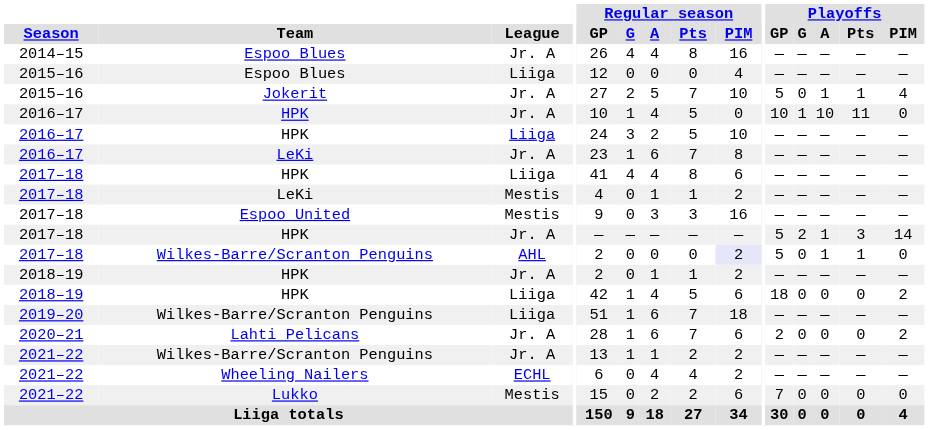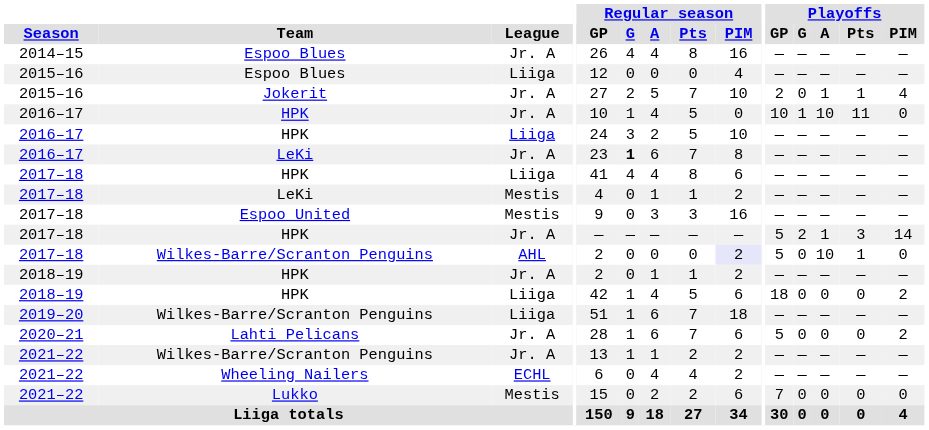(779, 94) 5 -> (779, 94) 2
(630, 154) normal -> (630, 154) bold
(825, 255) 1 -> (825, 255) 10
(779, 335) 2 -> (779, 335) 5
